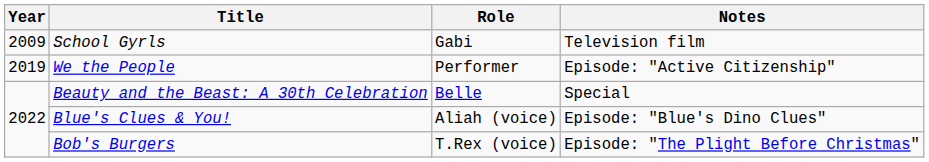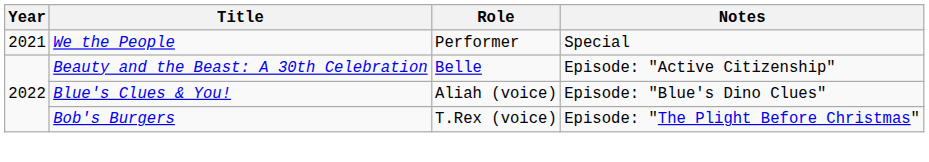- row: (109, 43)
(27, 68) 2019 -> (27, 43) 2021
(700, 68) Episode: "Active Citizenship" -> (597, 43) Special
(597, 94) Special -> (700, 68) Episode: "Active Citizenship"
